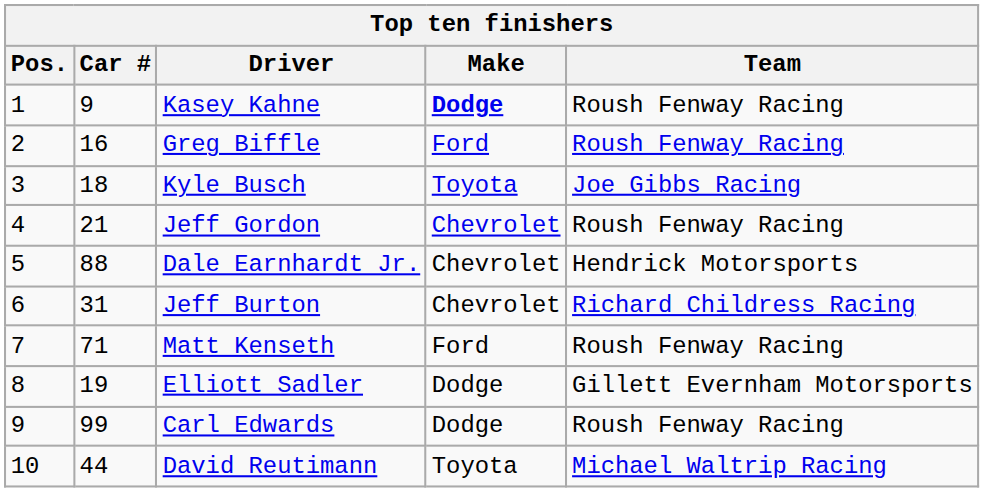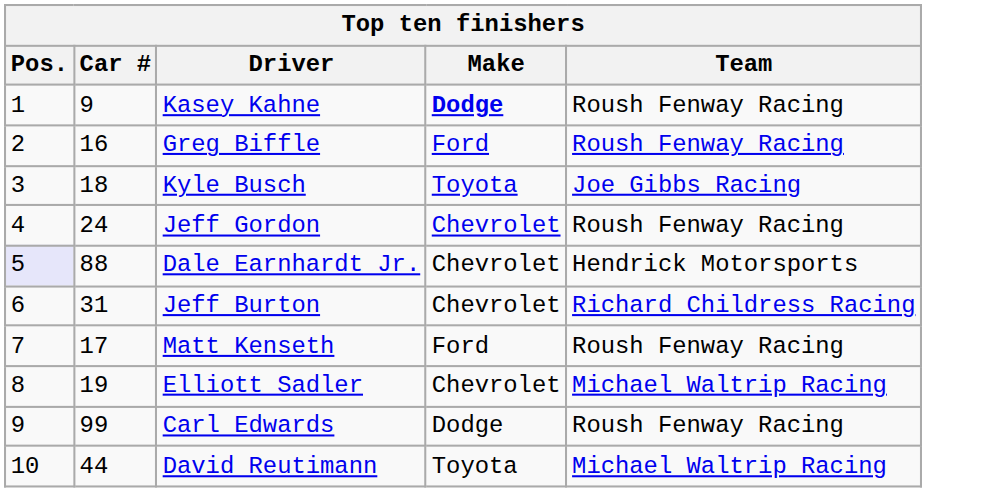(94, 225) 21 -> (94, 225) 24
(18, 265) no background -> (18, 265) lavender background
(94, 346) 71 -> (94, 346) 17
(468, 386) Dodge -> (496, 386) Chevrolet
(772, 386) Gillett Evernham Motorsports -> (729, 386) Michael Waltrip Racing
